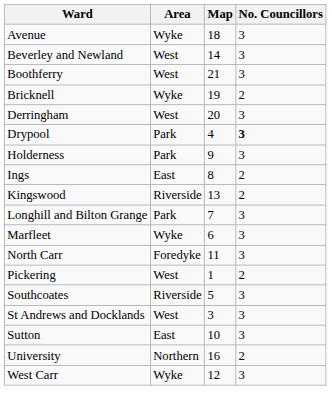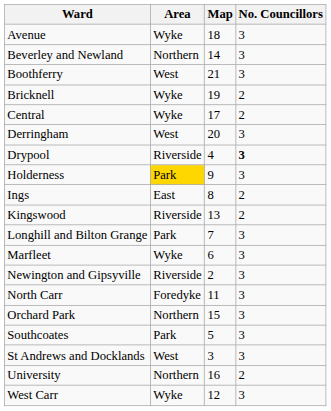(166, 54) West -> (176, 54) Northern
+ row: (26, 114)
(165, 134) Park -> (177, 154) Riverside
(165, 154) no background -> (165, 174) gold background
+ row: (74, 275)
+ row: (41, 315)
- row: (32, 275)
(177, 295) Riverside -> (165, 335) Park
- row: (24, 335)
